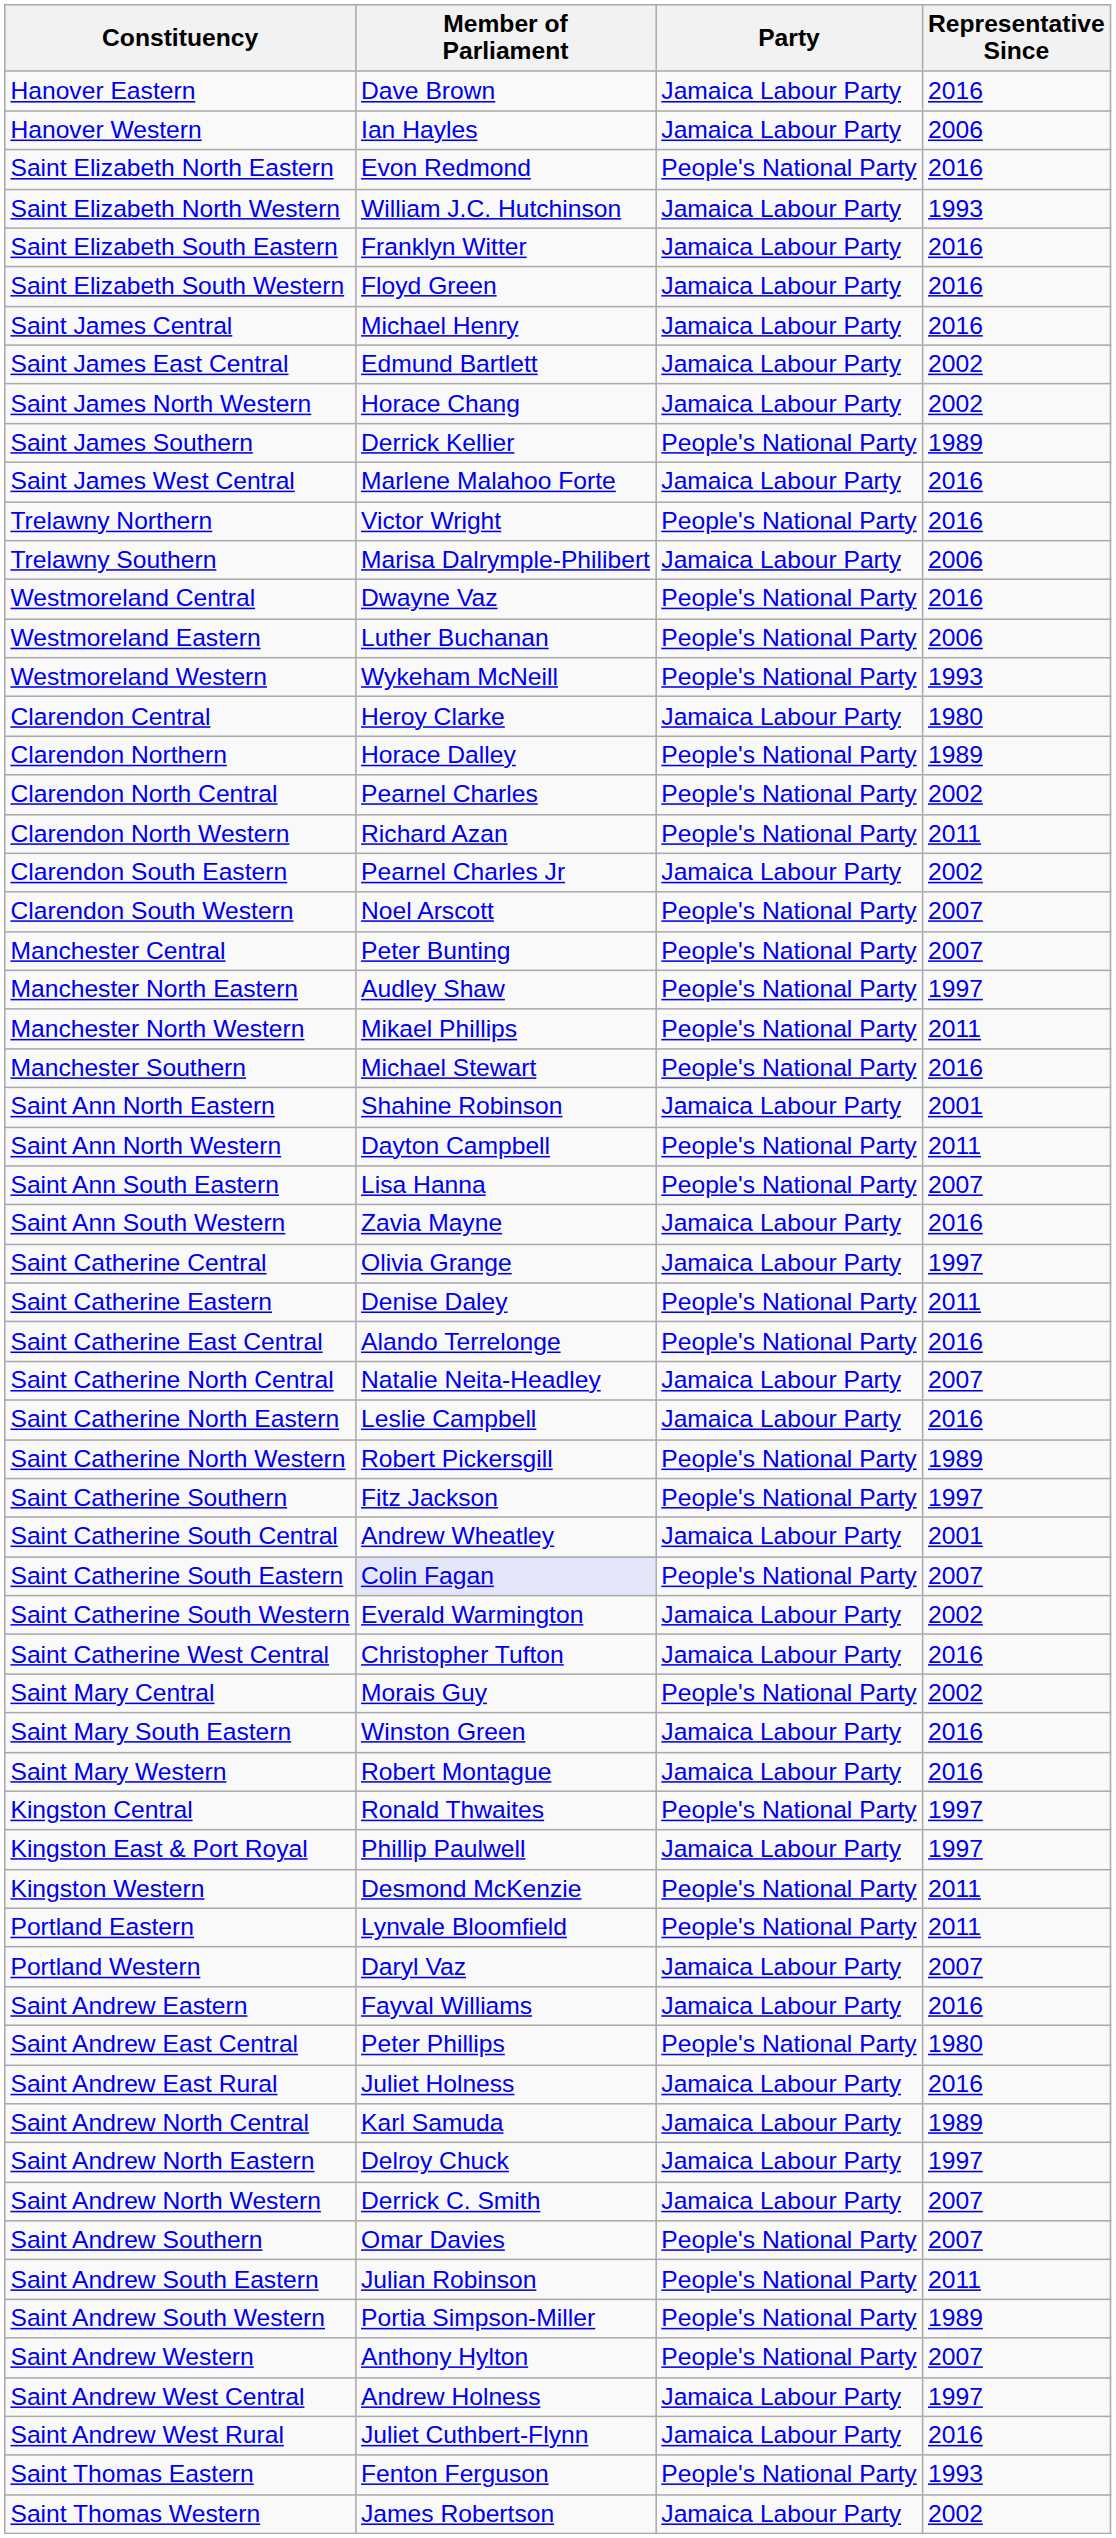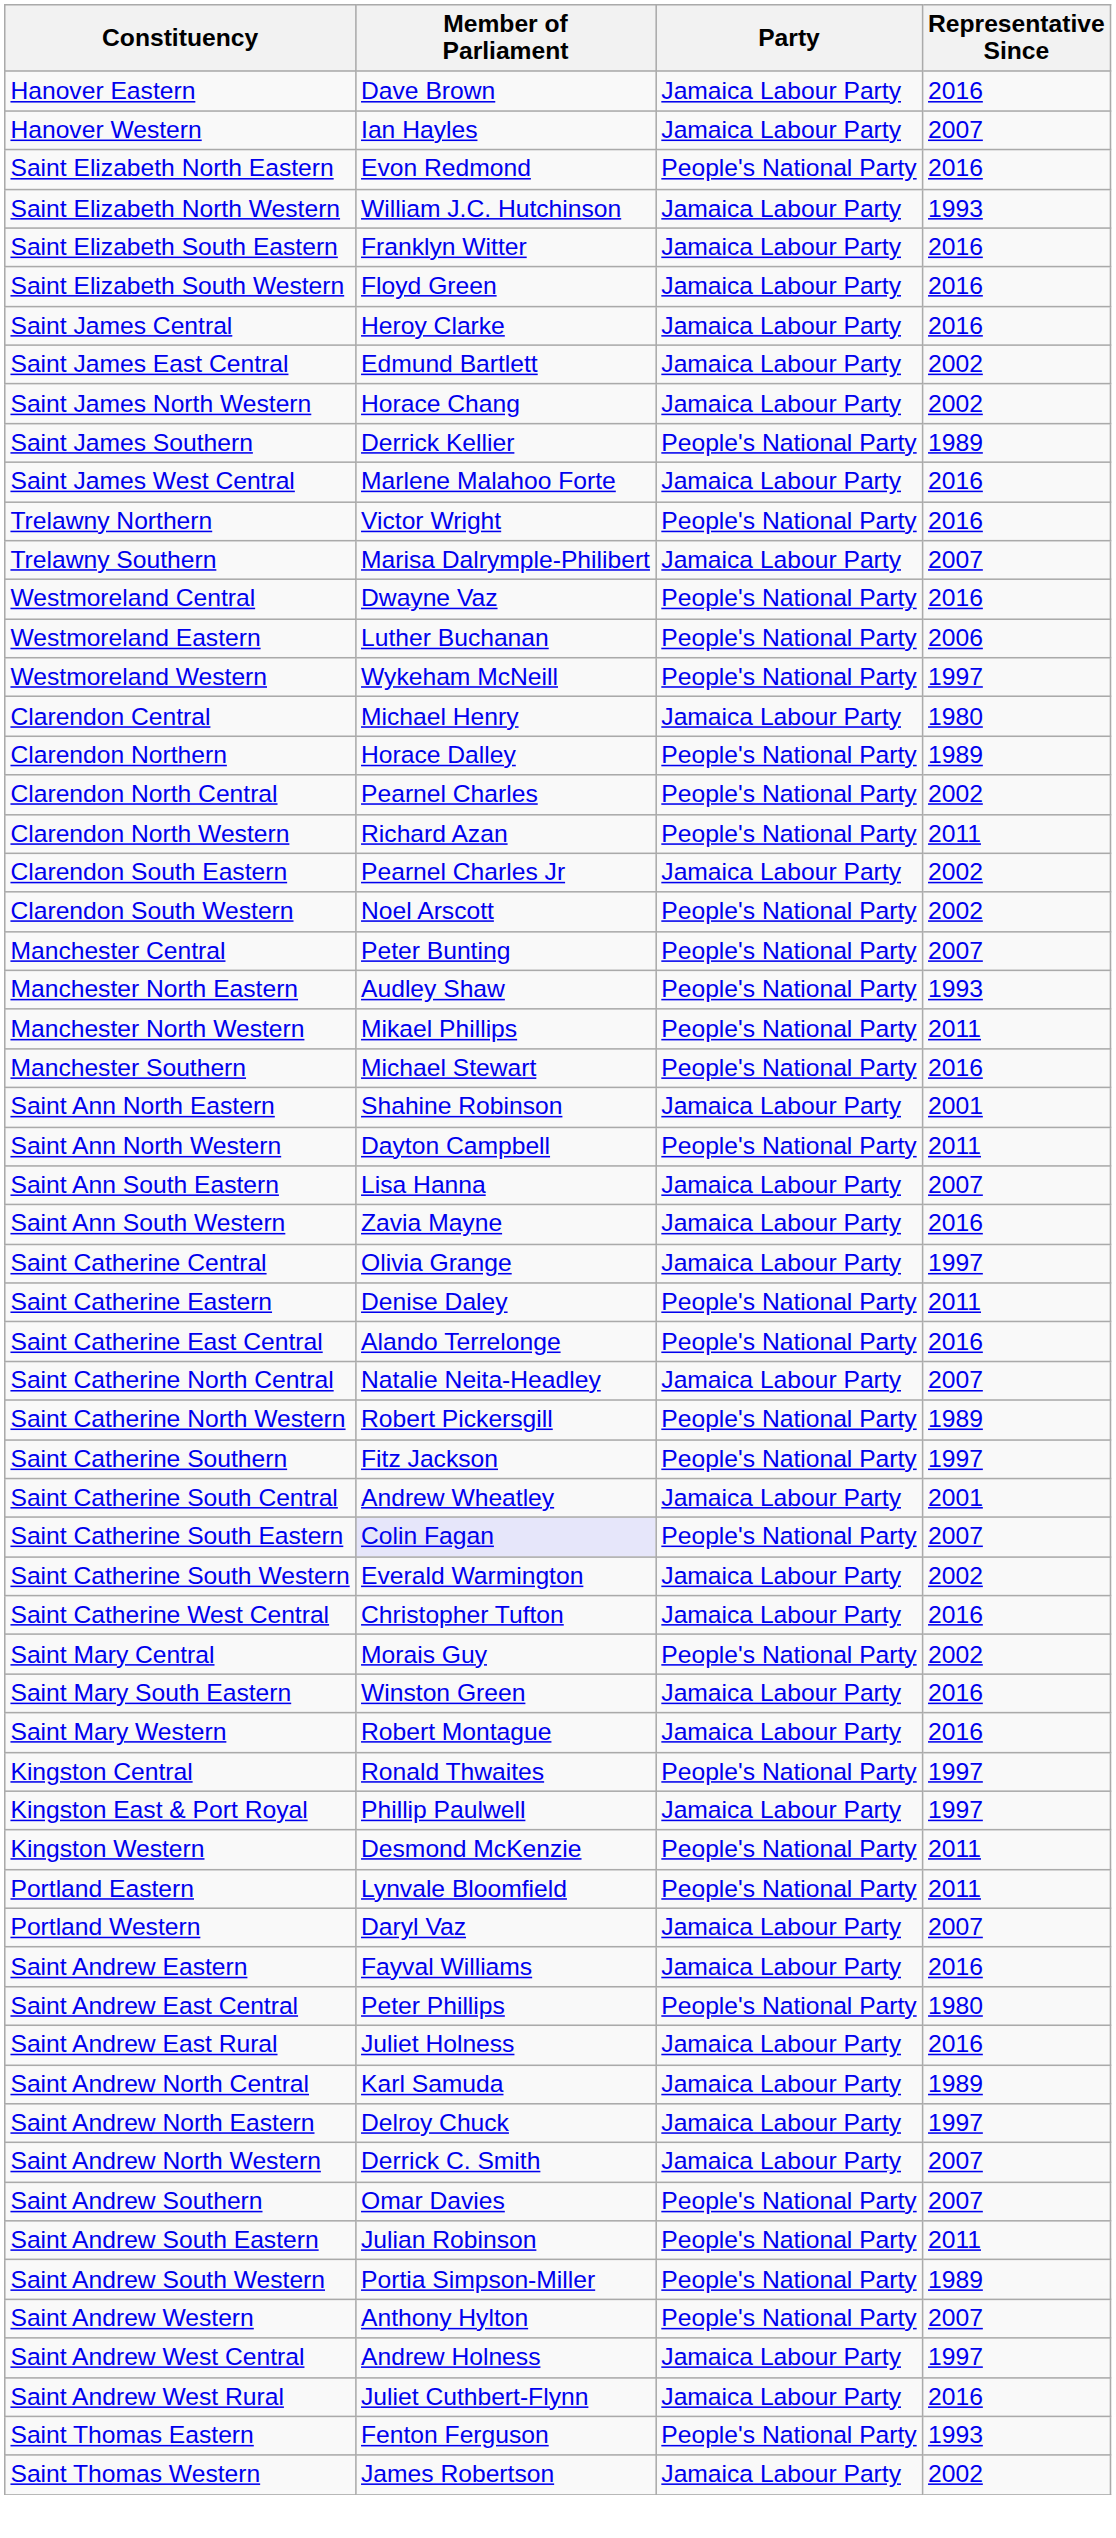(955, 129) 2006 -> (955, 129) 2007
(440, 325) Michael Henry -> (433, 325) Heroy Clarke
(955, 559) 2006 -> (955, 559) 2007
(955, 676) 1993 -> (955, 676) 1997
(433, 716) Heroy Clarke -> (440, 716) Michael Henry
(955, 911) 2007 -> (955, 911) 2002
(955, 989) 1997 -> (955, 989) 1993
(789, 1185) People's National Party -> (781, 1185) Jamaica Labour Party
- row: (175, 1419)
